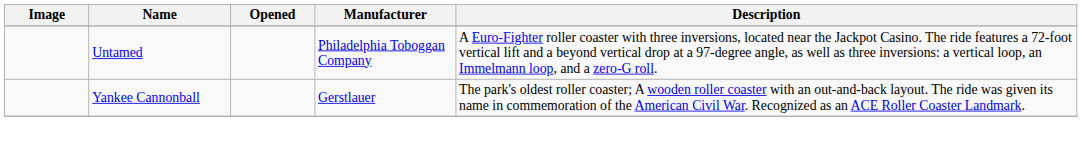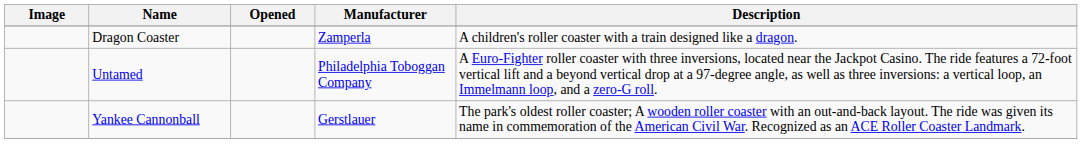+ row: (136, 37)
